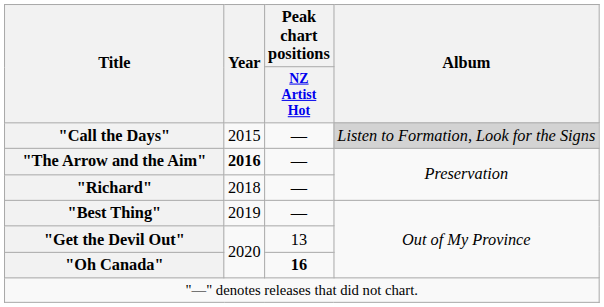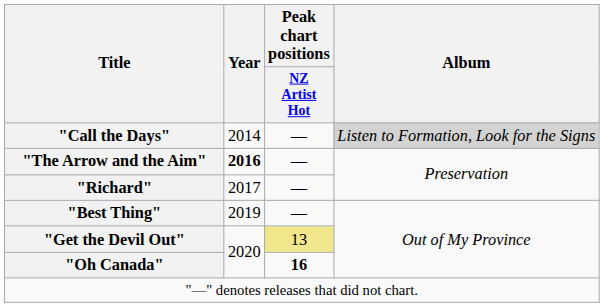(244, 135) 2015 -> (244, 135) 2014
(244, 187) 2018 -> (244, 187) 2017
(299, 239) no background -> (299, 239) khaki background
